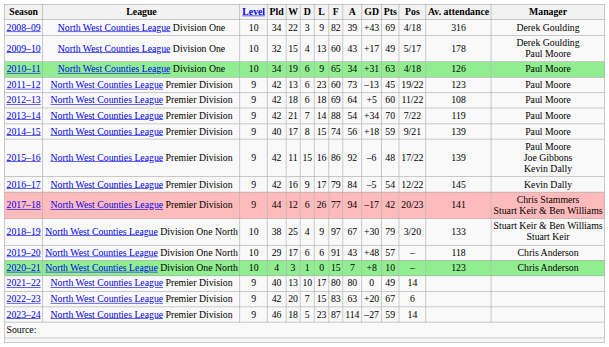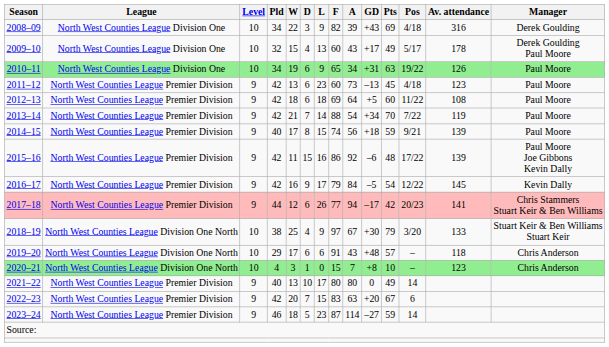(412, 69) 4/18 -> (412, 69) 19/22
(412, 85) 19/22 -> (412, 85) 4/18
